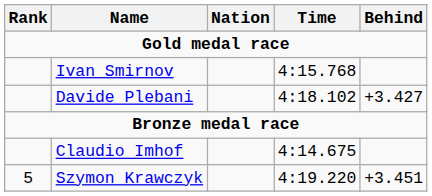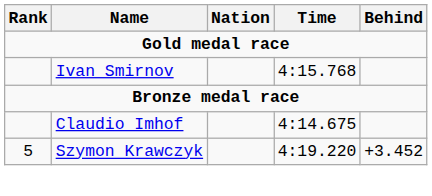- row: (124, 98)
(394, 178) +3.451 -> (394, 151) +3.452
